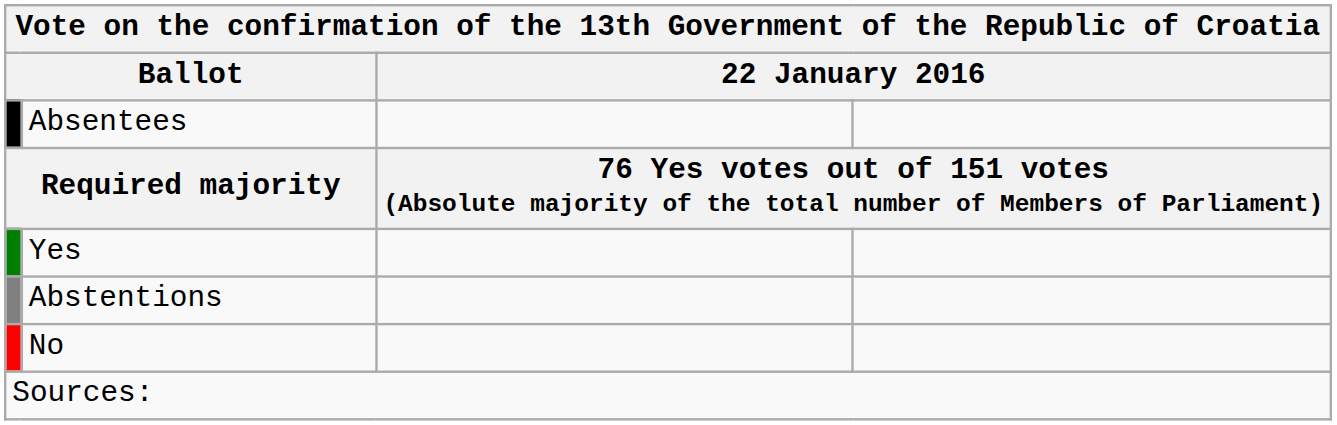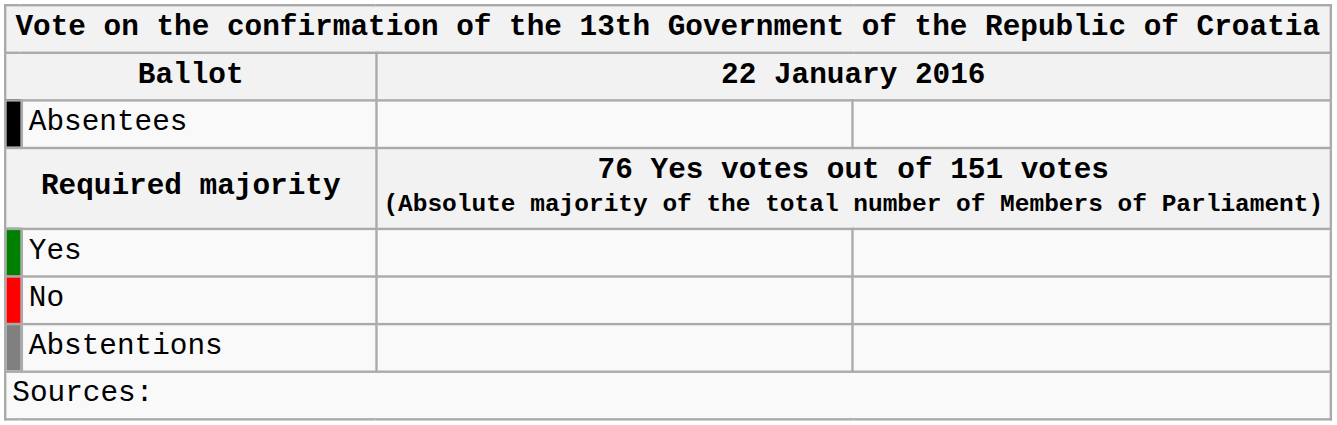rows swapped: (46, 347) <-> (126, 300)
